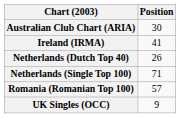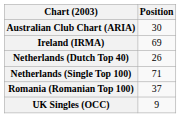(157, 43) 41 -> (157, 43) 69
(157, 89) 57 -> (157, 89) 37
